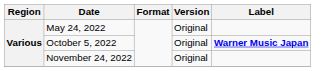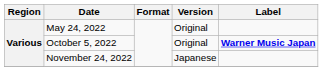(191, 58) Original -> (195, 58) Japanese
